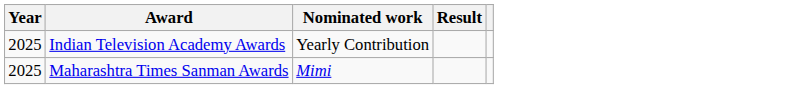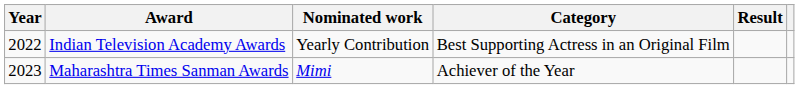+ column: (583, 17)
(25, 44) 2025 -> (25, 44) 2022
(25, 70) 2025 -> (25, 70) 2023
